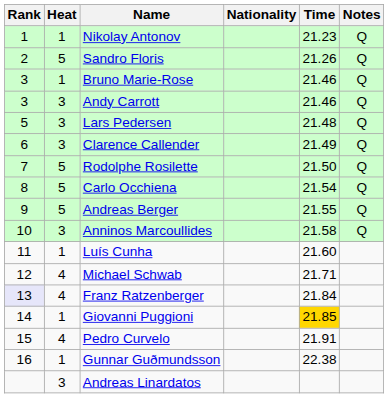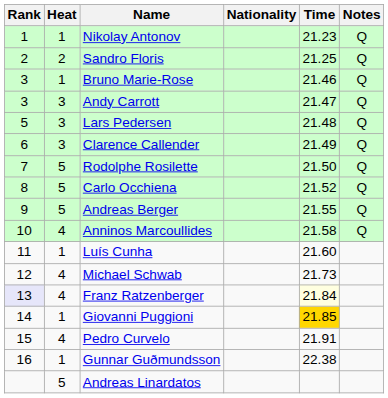(62, 58) 5 -> (62, 58) 2
(320, 58) 21.26 -> (320, 58) 21.25
(320, 101) 21.46 -> (320, 101) 21.47
(320, 187) 21.54 -> (320, 187) 21.52
(62, 230) 3 -> (62, 230) 4
(320, 274) 21.71 -> (320, 274) 21.73
(320, 295) no background -> (320, 295) lightyellow background
(62, 381) 3 -> (62, 381) 5
